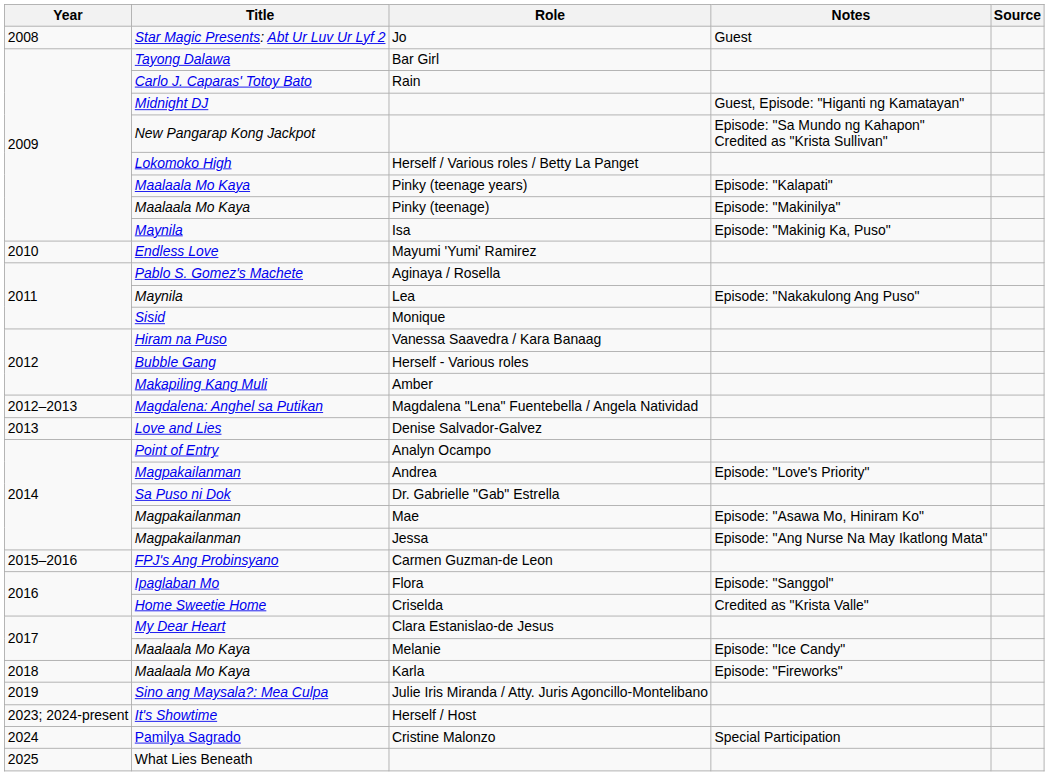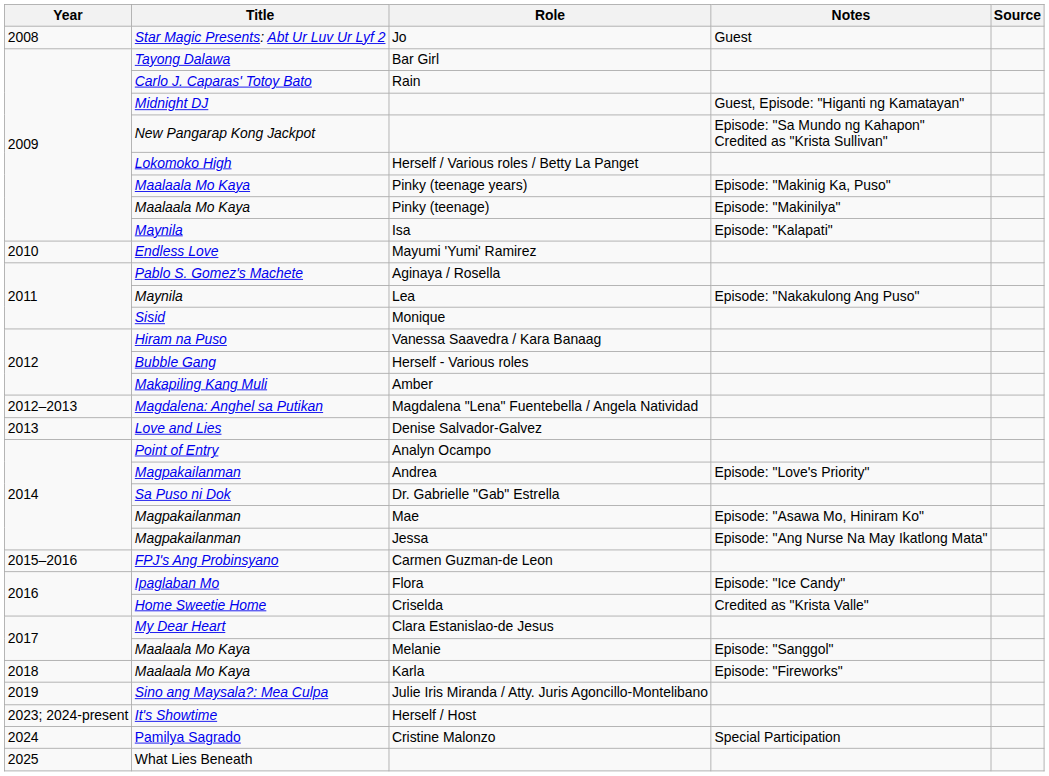(774, 185) Episode: "Kalapati" -> (803, 185) Episode: "Makinig Ka, Puso"
(803, 229) Episode: "Makinig Ka, Puso" -> (774, 229) Episode: "Kalapati"
(774, 583) Episode: "Sanggol" -> (780, 583) Episode: "Ice Candy"
(780, 649) Episode: "Ice Candy" -> (774, 649) Episode: "Sanggol"
